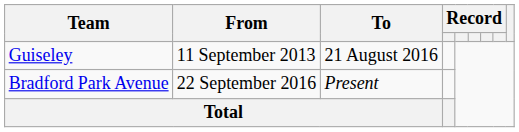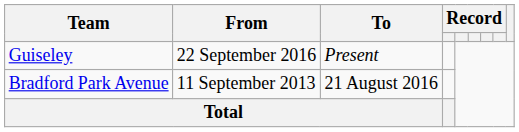(246, 55) 11 September 2013 -> (247, 55) 22 September 2016
(381, 55) 21 August 2016 -> (352, 55) Present
(247, 83) 22 September 2016 -> (246, 83) 11 September 2013
(352, 83) Present -> (381, 83) 21 August 2016
